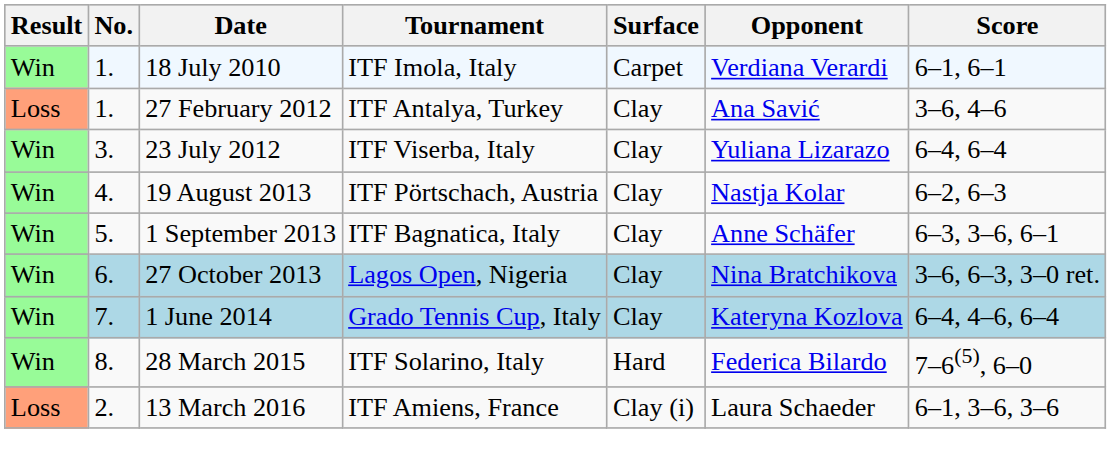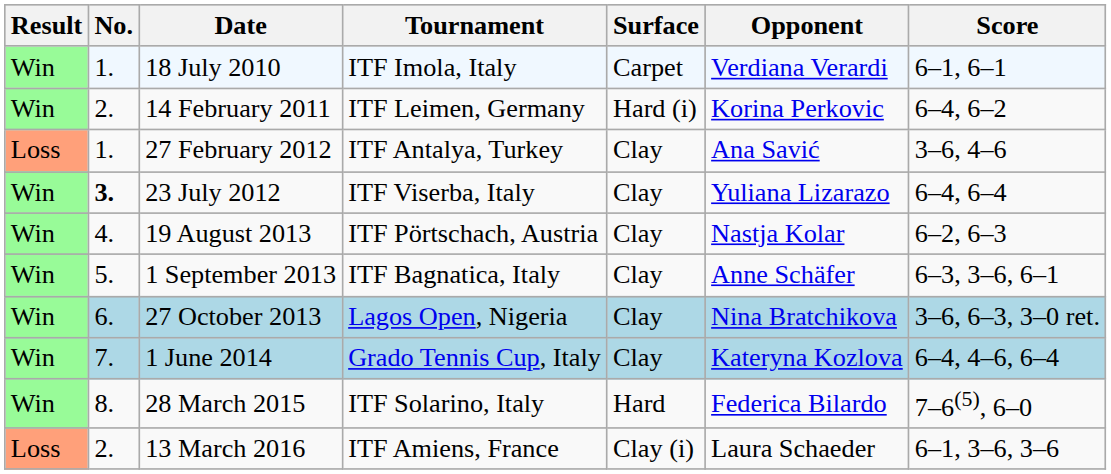+ row: (238, 108)
(104, 150) normal -> (104, 191) bold
